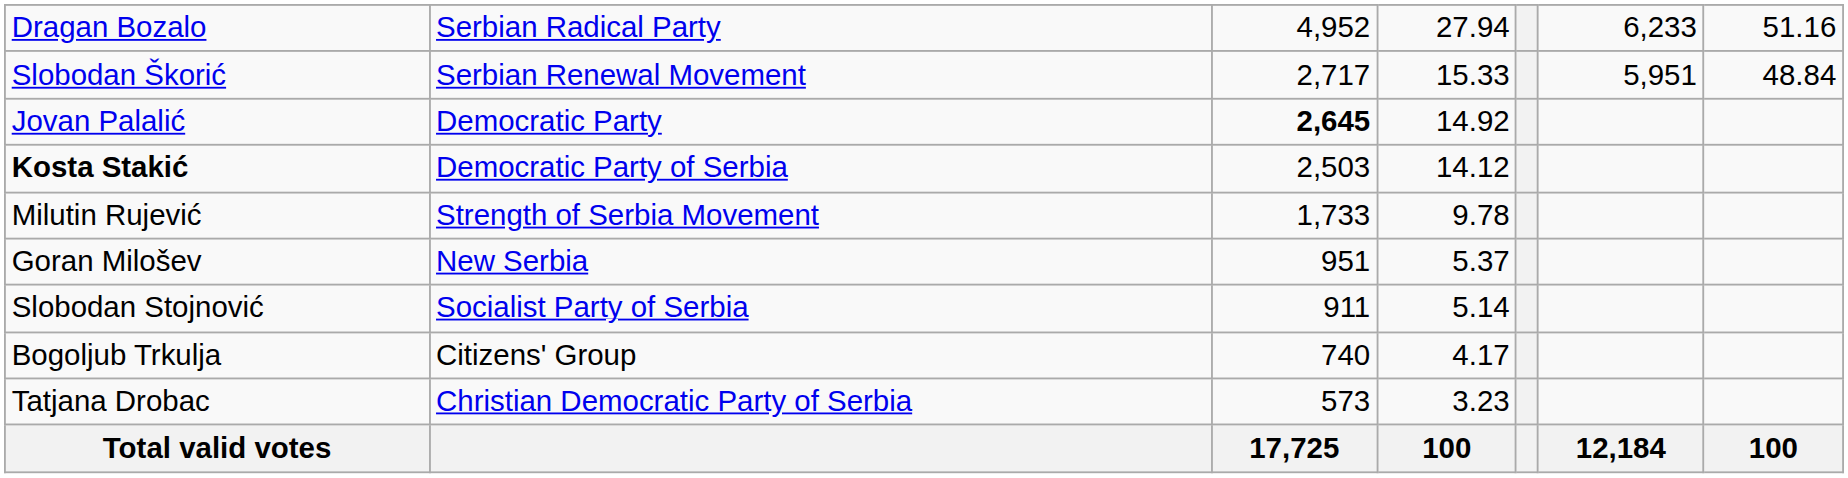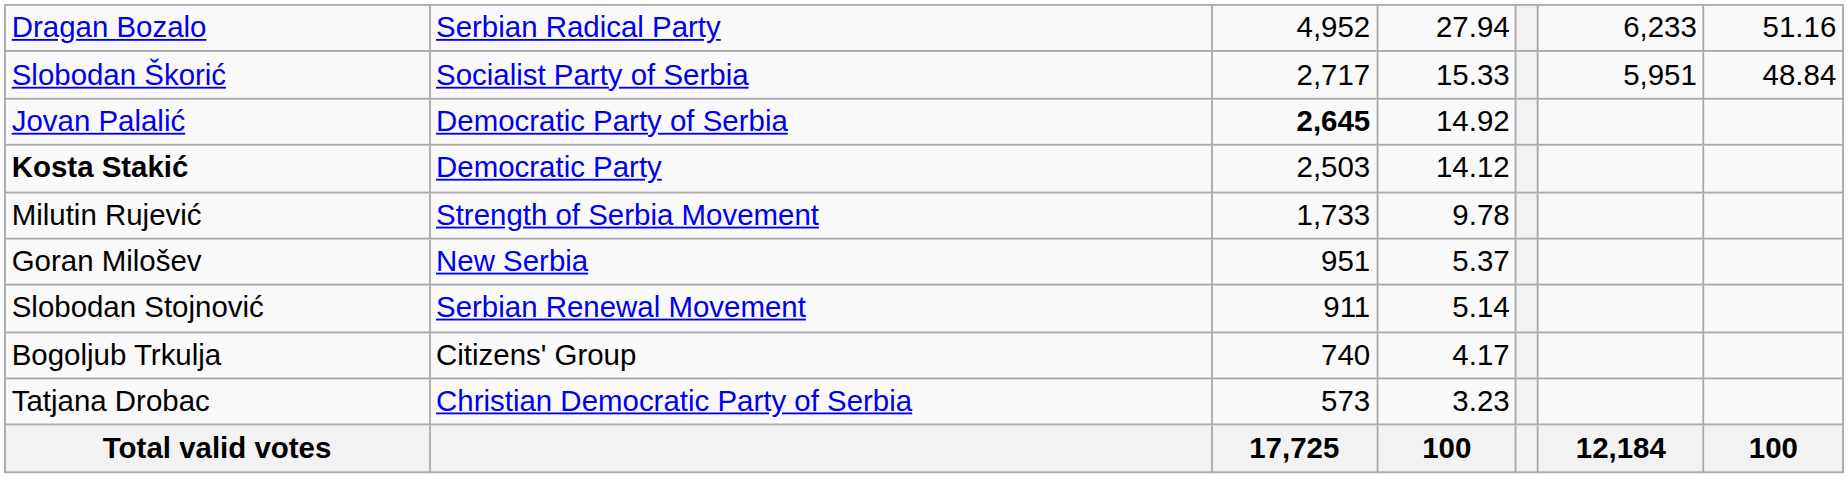(621, 74) Serbian Renewal Movement -> (592, 74) Socialist Party of Serbia
(549, 121) Democratic Party -> (612, 121) Democratic Party of Serbia
(612, 167) Democratic Party of Serbia -> (549, 167) Democratic Party
(592, 307) Socialist Party of Serbia -> (621, 307) Serbian Renewal Movement
